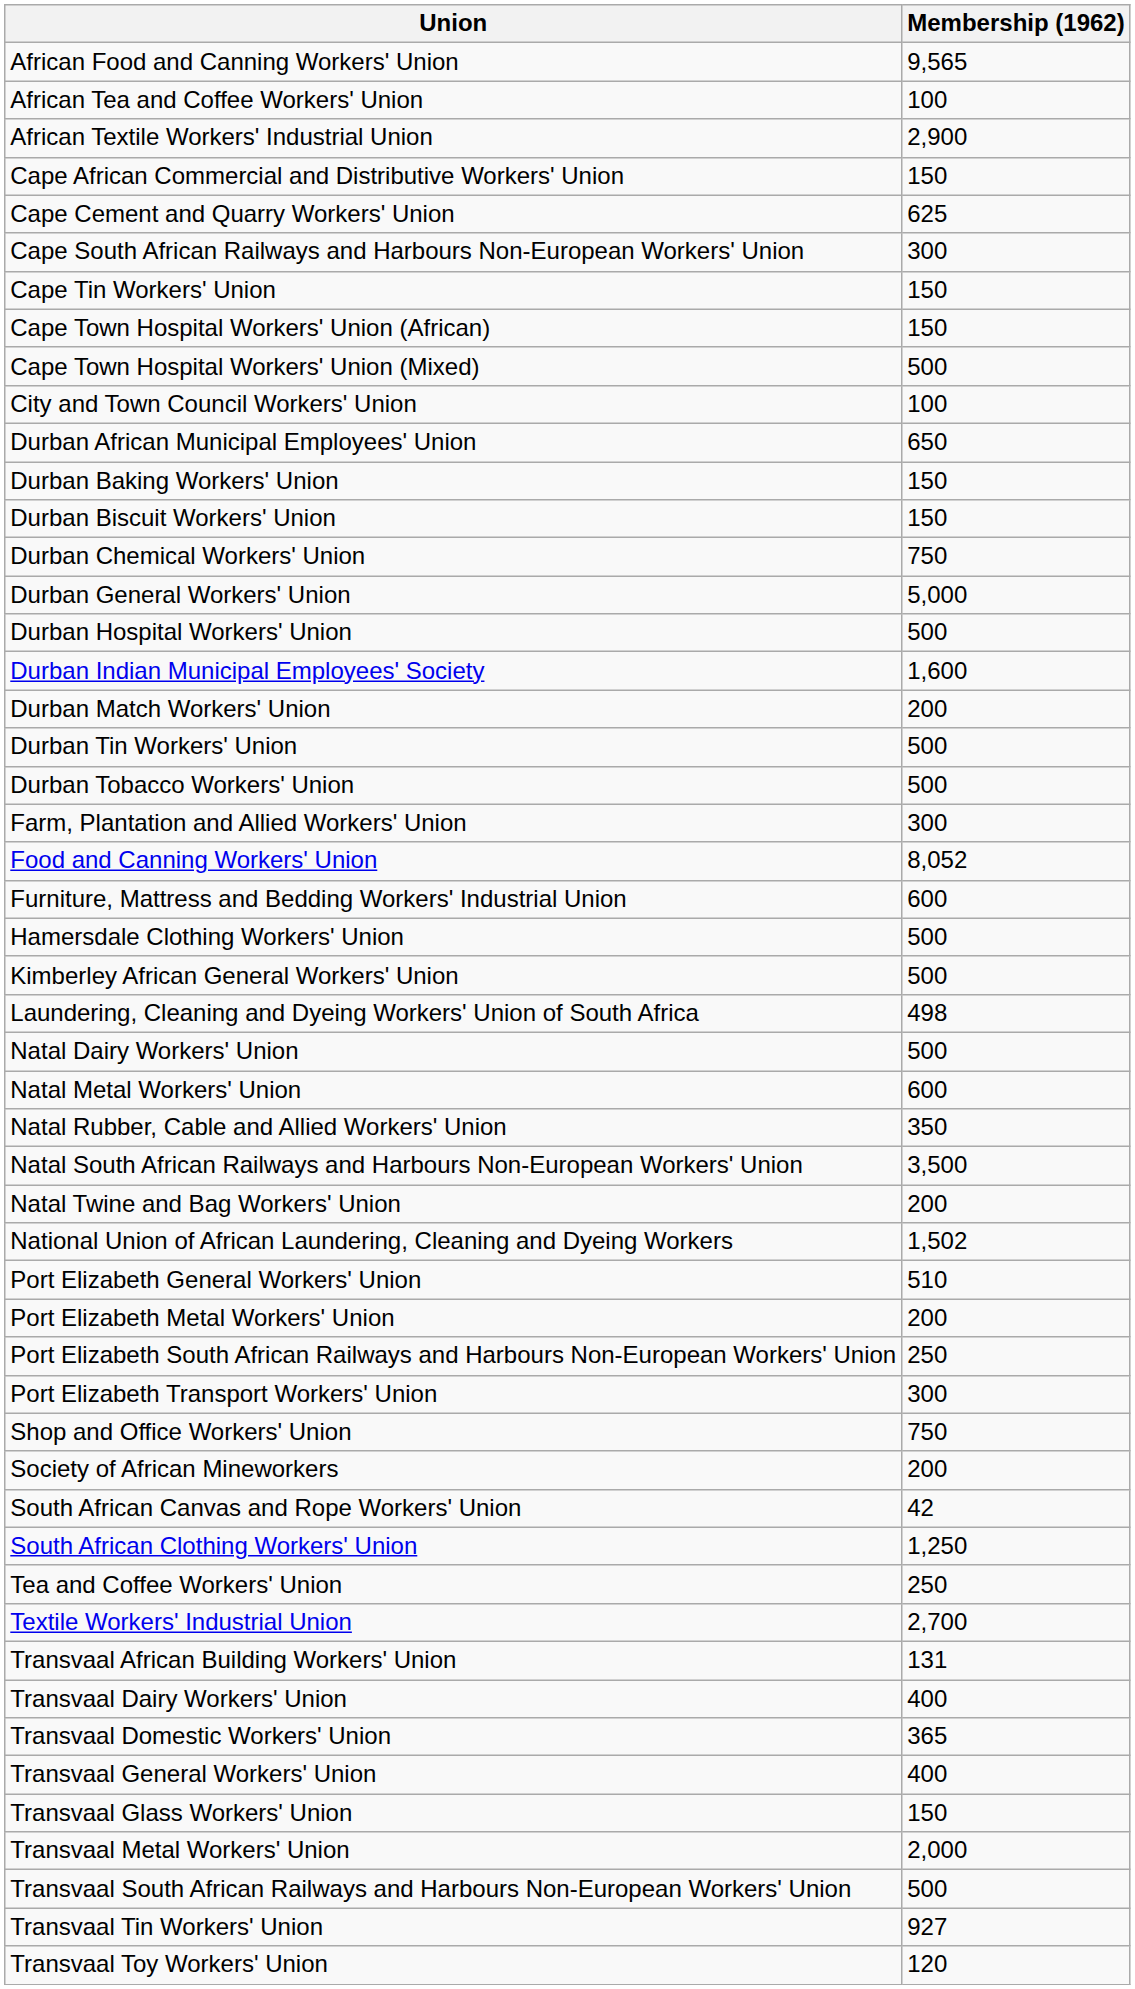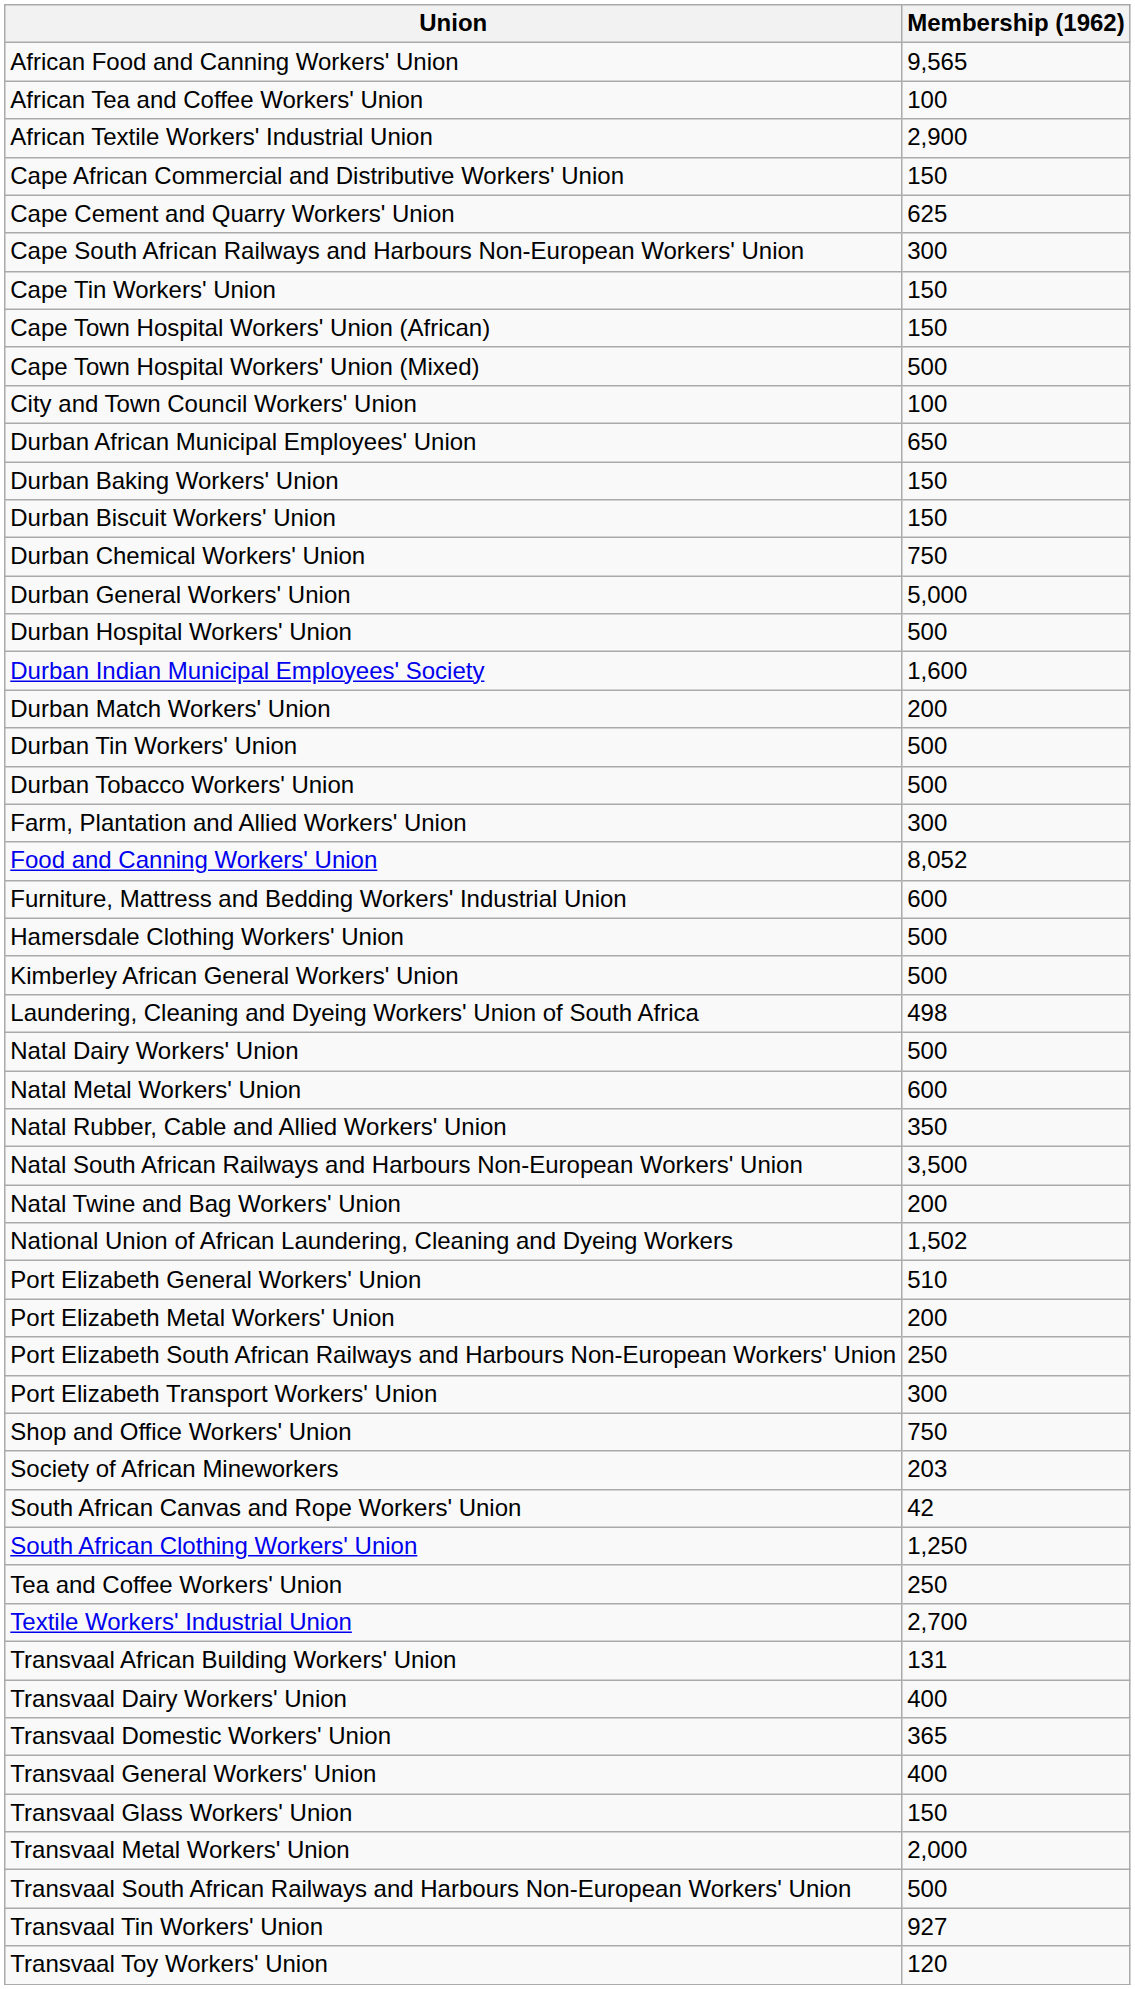(927, 1469) 200 -> (927, 1469) 203
